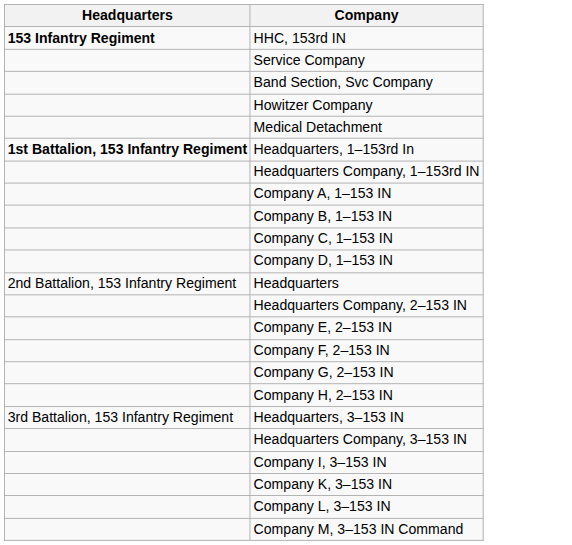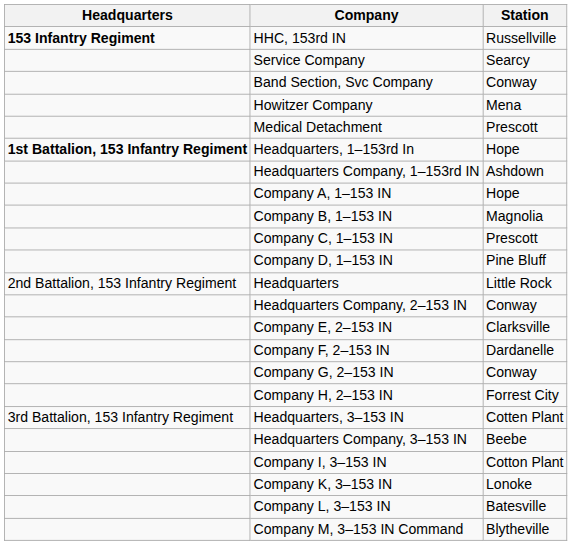+ column: (525, 15)
